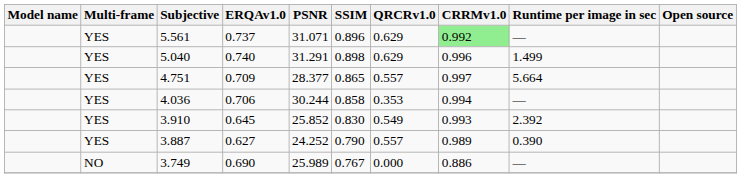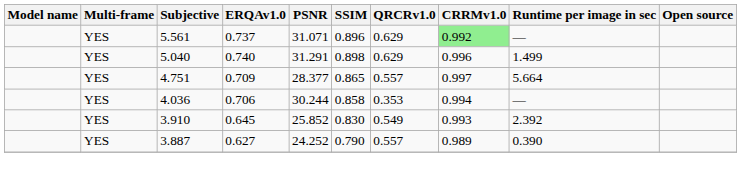- row: (175, 162)
